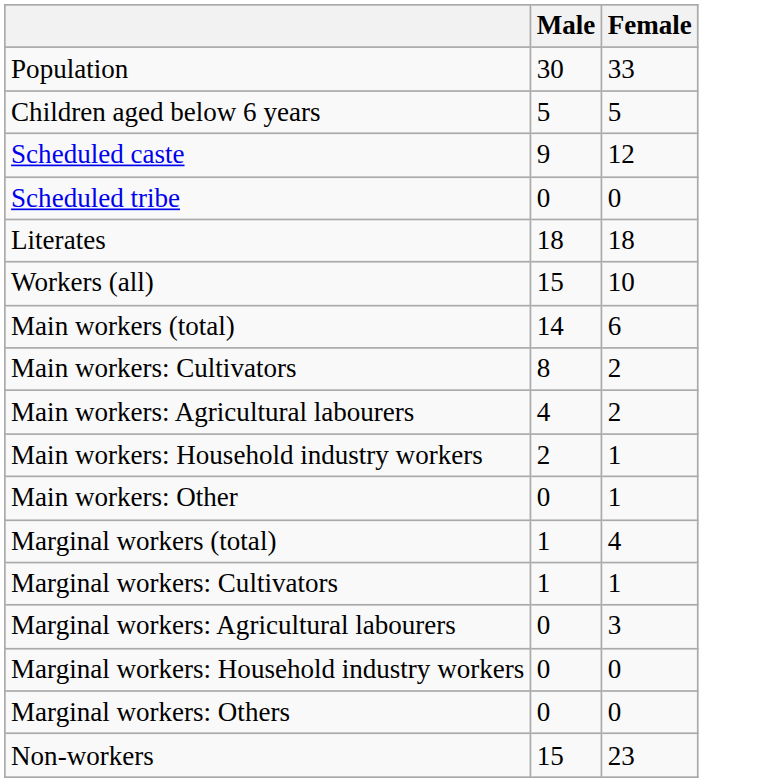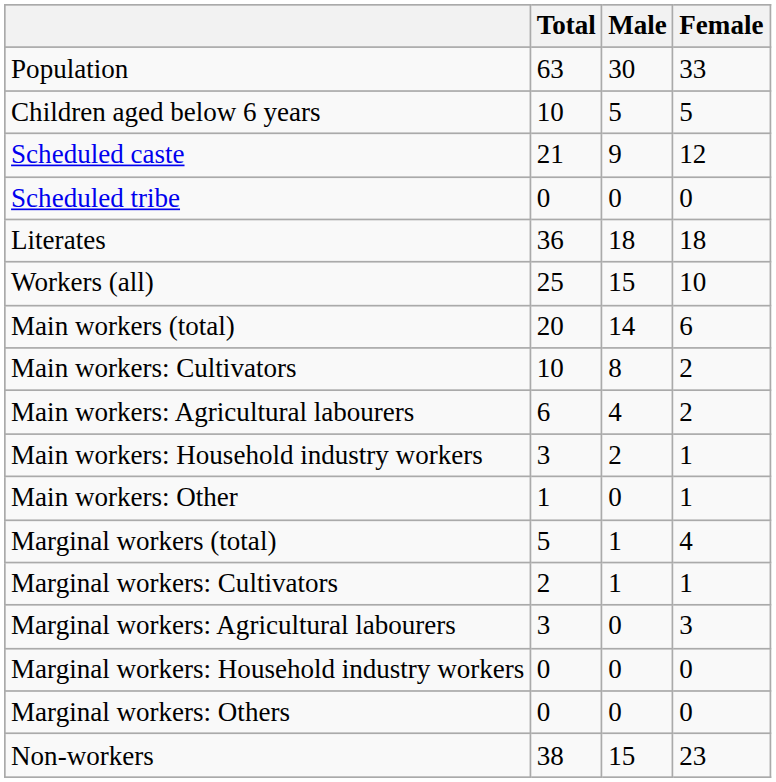+ column: (566, 25)
